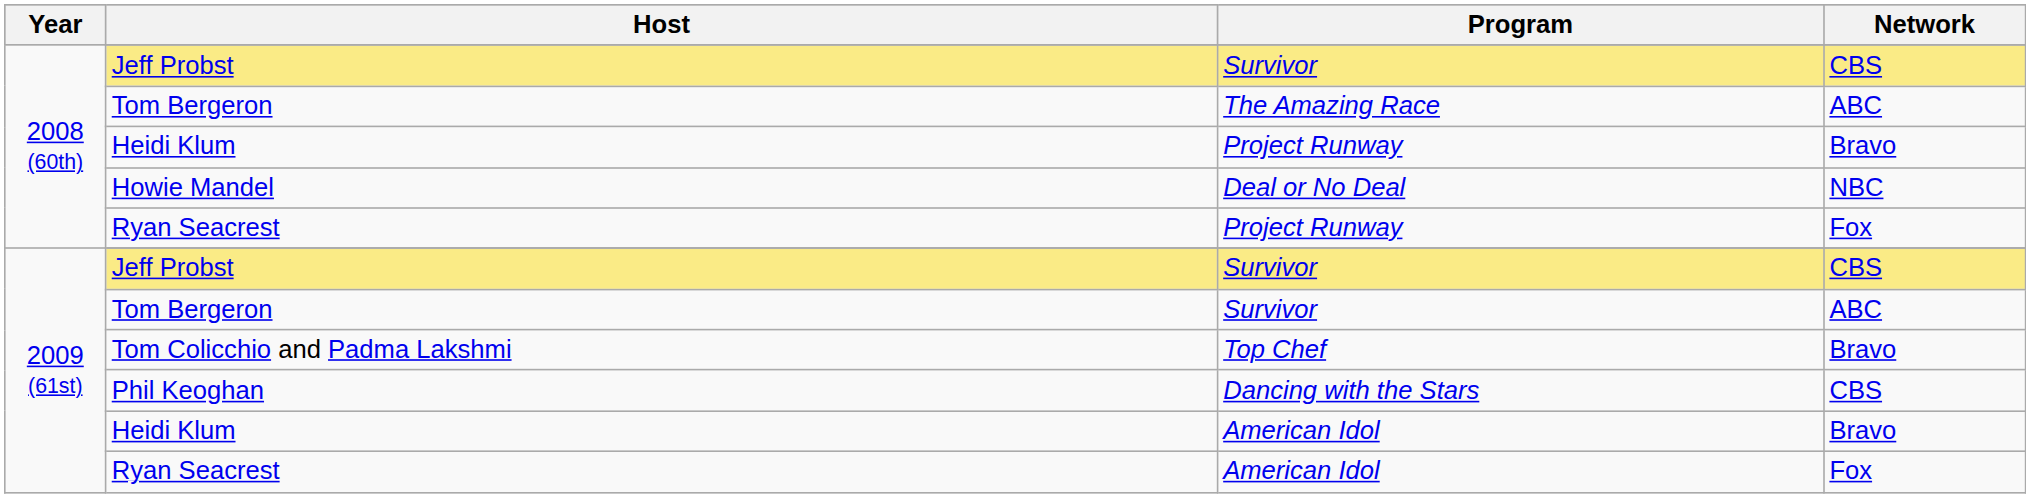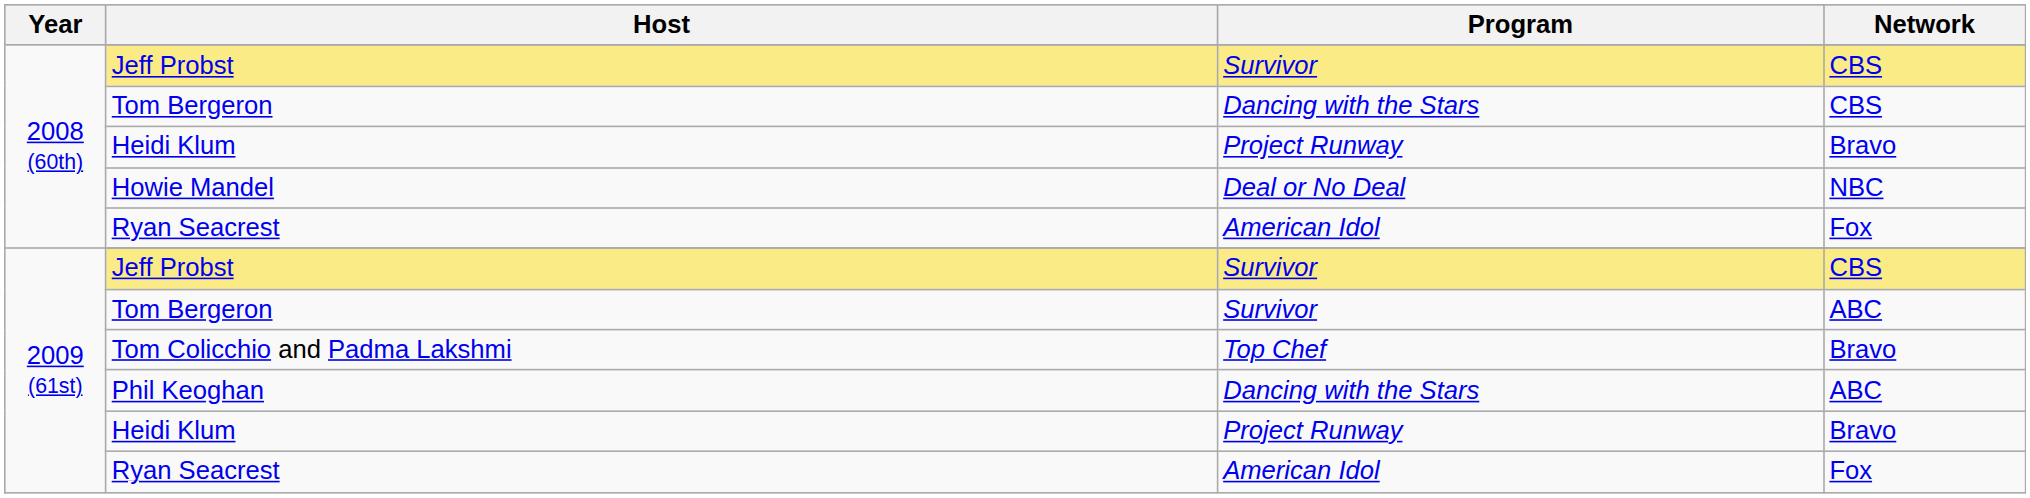(1332, 106) The Amazing Race -> (1351, 106) Dancing with the Stars
(1856, 106) ABC -> (1856, 106) CBS
(1313, 227) Project Runway -> (1301, 227) American Idol
(1856, 390) CBS -> (1856, 390) ABC
(1301, 430) American Idol -> (1313, 430) Project Runway
